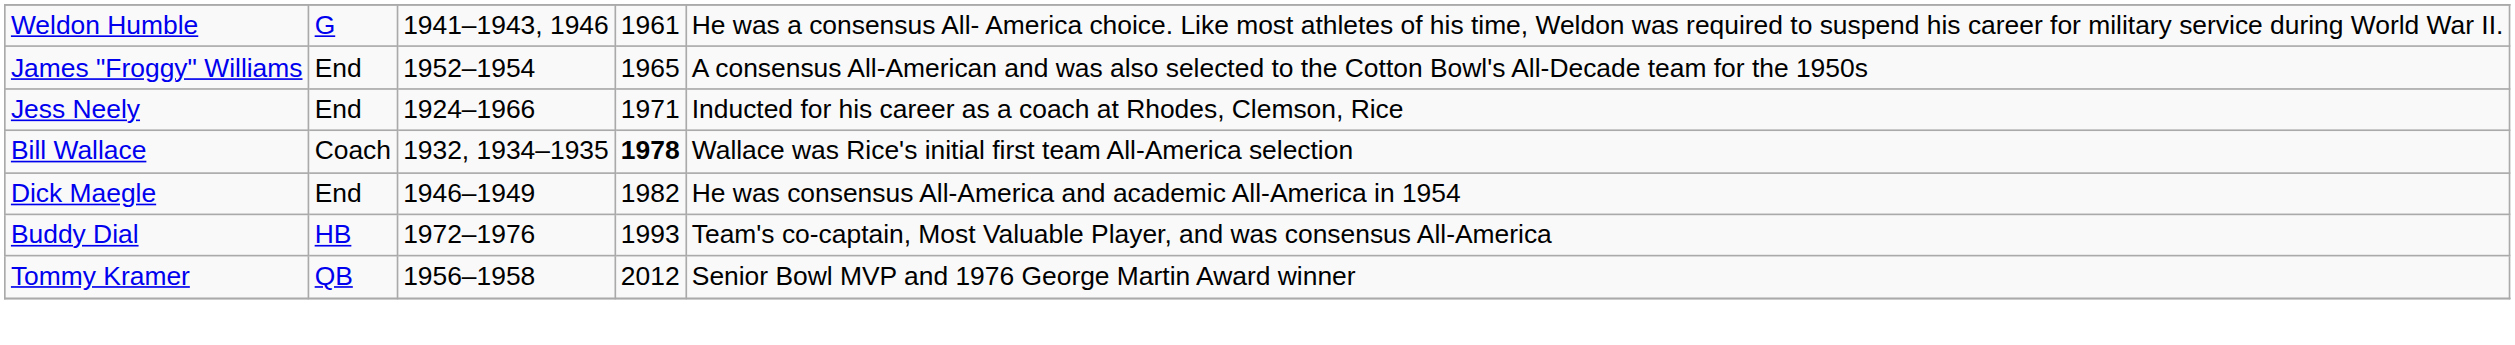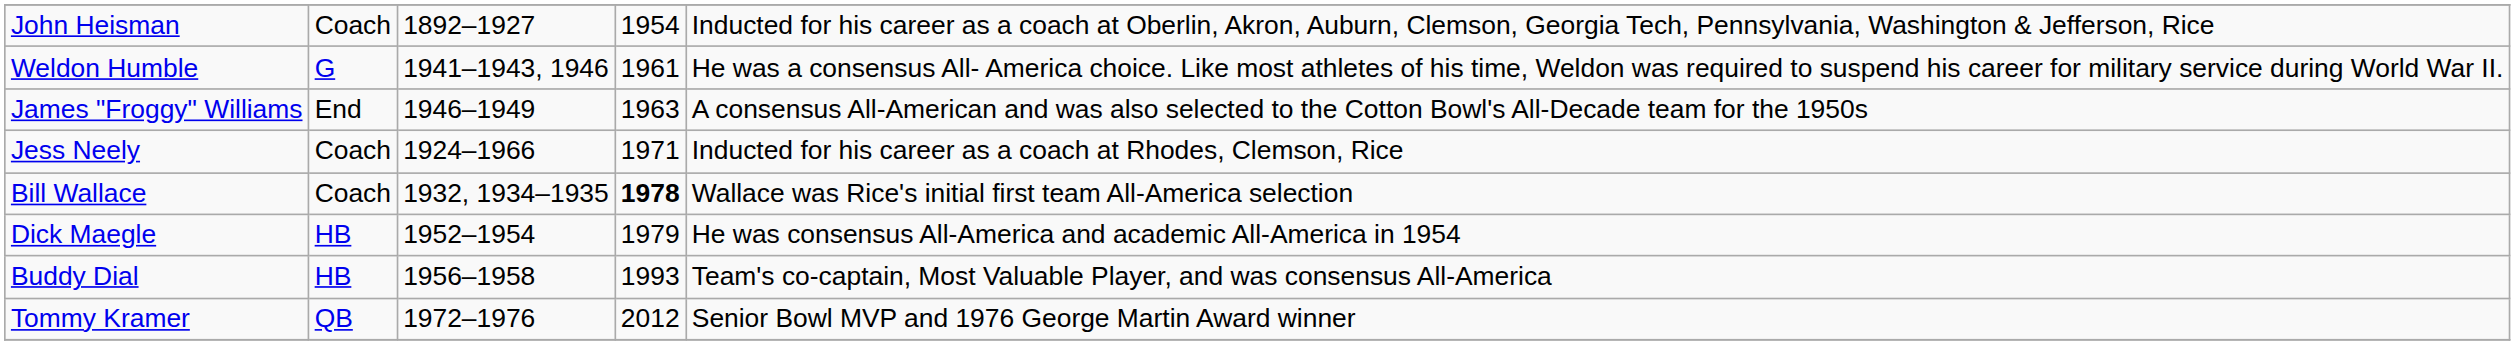+ row: (95, 25)
(469, 67) 1952–1954 -> (469, 109) 1946–1949
(650, 67) 1965 -> (650, 109) 1963
(338, 109) End -> (353, 151) Coach
(338, 192) End -> (333, 234) HB
(469, 192) 1946–1949 -> (469, 234) 1952–1954
(650, 192) 1982 -> (650, 234) 1979
(469, 234) 1972–1976 -> (469, 276) 1956–1958
(469, 276) 1956–1958 -> (469, 318) 1972–1976
